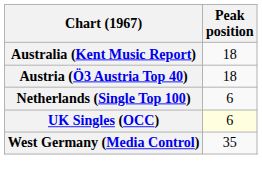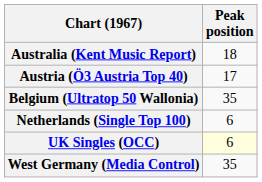(230, 76) 18 -> (230, 76) 17
+ row: (104, 98)
